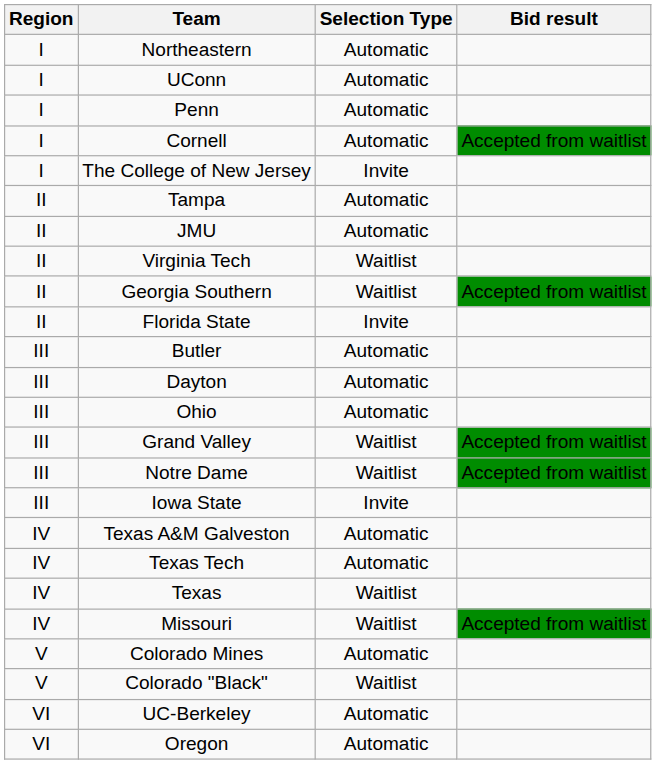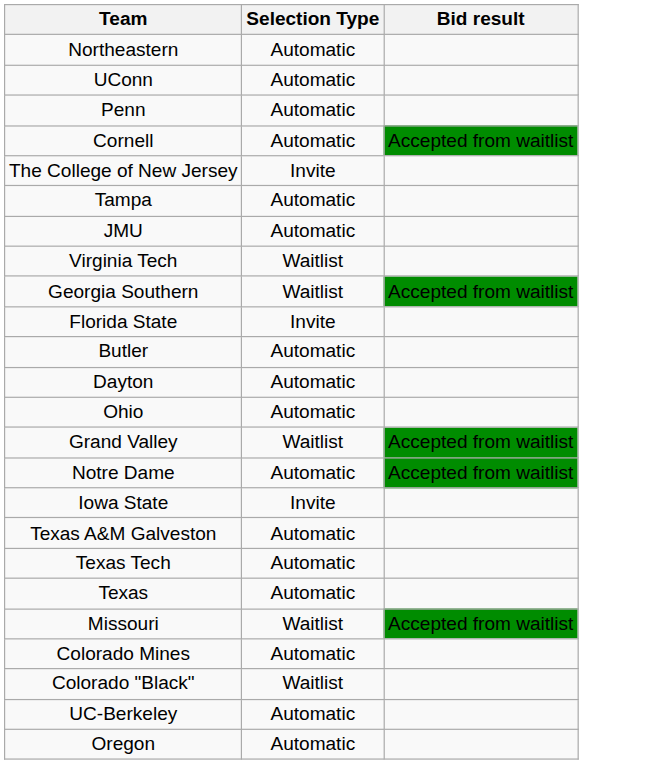- column: (41, 19)
(386, 472) Waitlist -> (313, 472) Automatic
(386, 593) Waitlist -> (313, 593) Automatic
